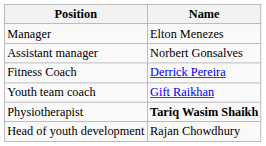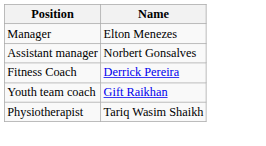(204, 111) bold -> (154, 111) normal
- row: (76, 131)
